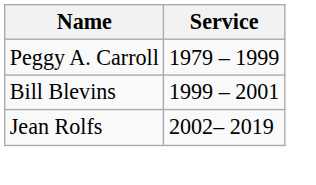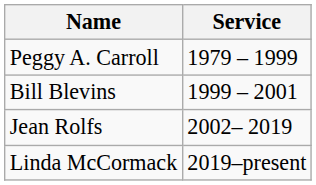+ row: (93, 162)
